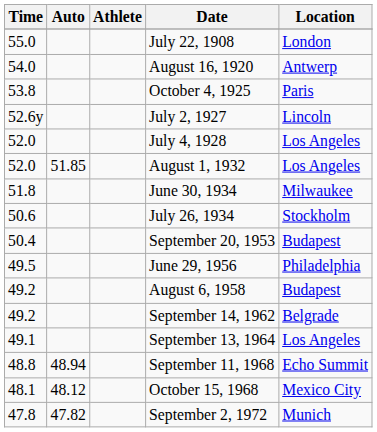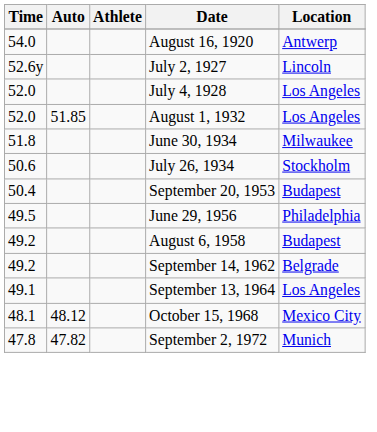- row: (192, 41)
- row: (200, 91)
- row: (212, 365)
